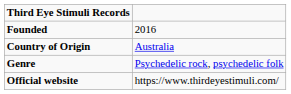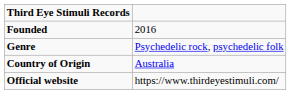rows swapped: (21, 64) <-> (48, 47)
